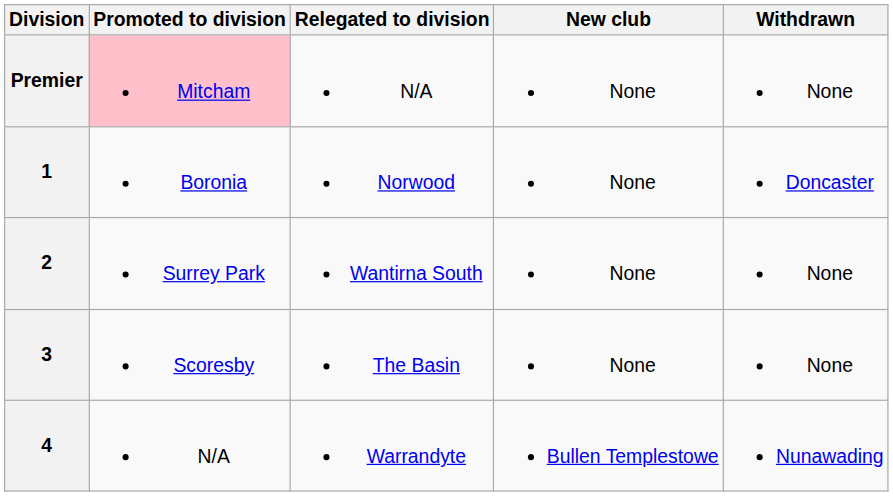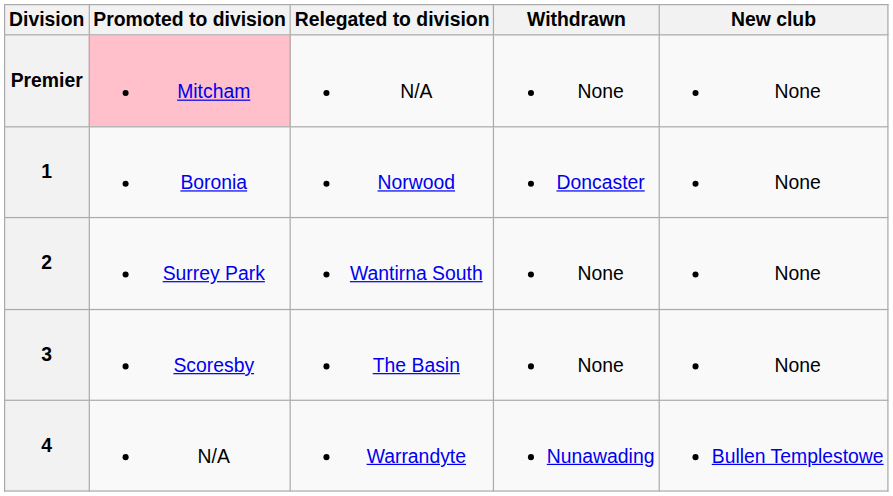columns swapped: (806, 19) <-> (609, 19)
